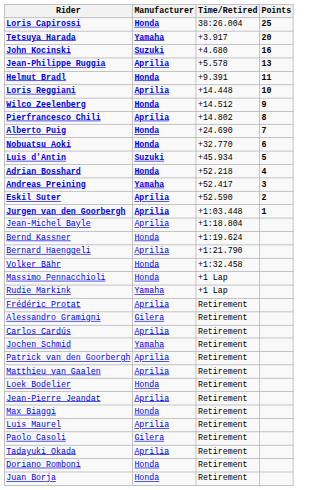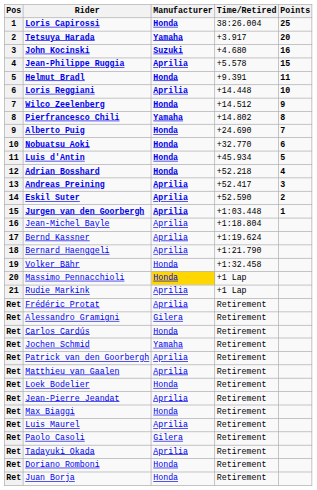+ column: (14, 11)
(266, 65) 13 -> (285, 65) 15
(152, 118) Aprilia -> (168, 118) Yamaha
(149, 158) Suzuki -> (166, 158) Honda
(149, 185) Yamaha -> (171, 185) Aprilia
(147, 238) Honda -> (171, 238) Aprilia
(147, 279) no background -> (166, 279) gold background
(149, 292) Yamaha -> (171, 292) Aprilia
(152, 332) Aprilia -> (166, 332) Honda
